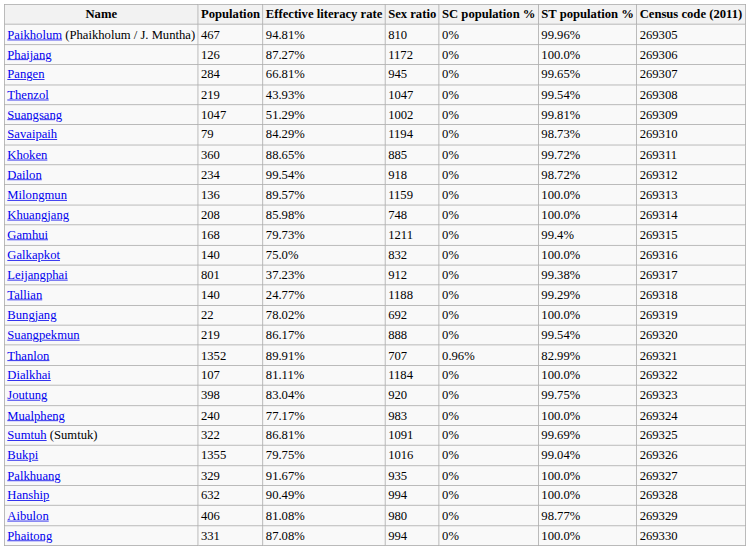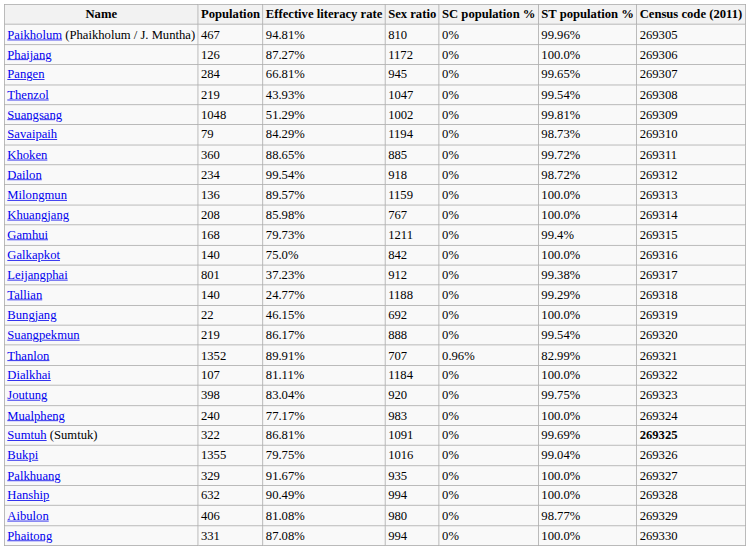(214, 114) 1047 -> (214, 114) 1048
(398, 214) 748 -> (398, 214) 767
(398, 255) 832 -> (398, 255) 842
(285, 315) 78.02% -> (285, 315) 46.15%
(659, 435) normal -> (659, 435) bold
